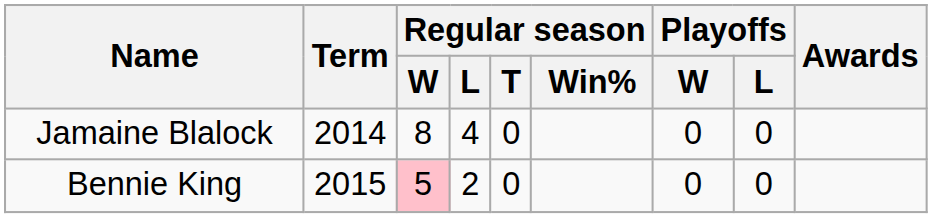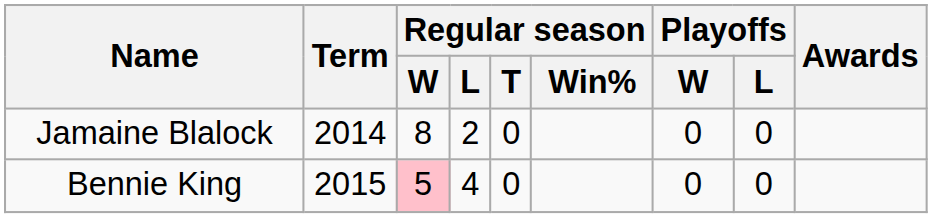(470, 133) 4 -> (470, 133) 2
(470, 184) 2 -> (470, 184) 4
